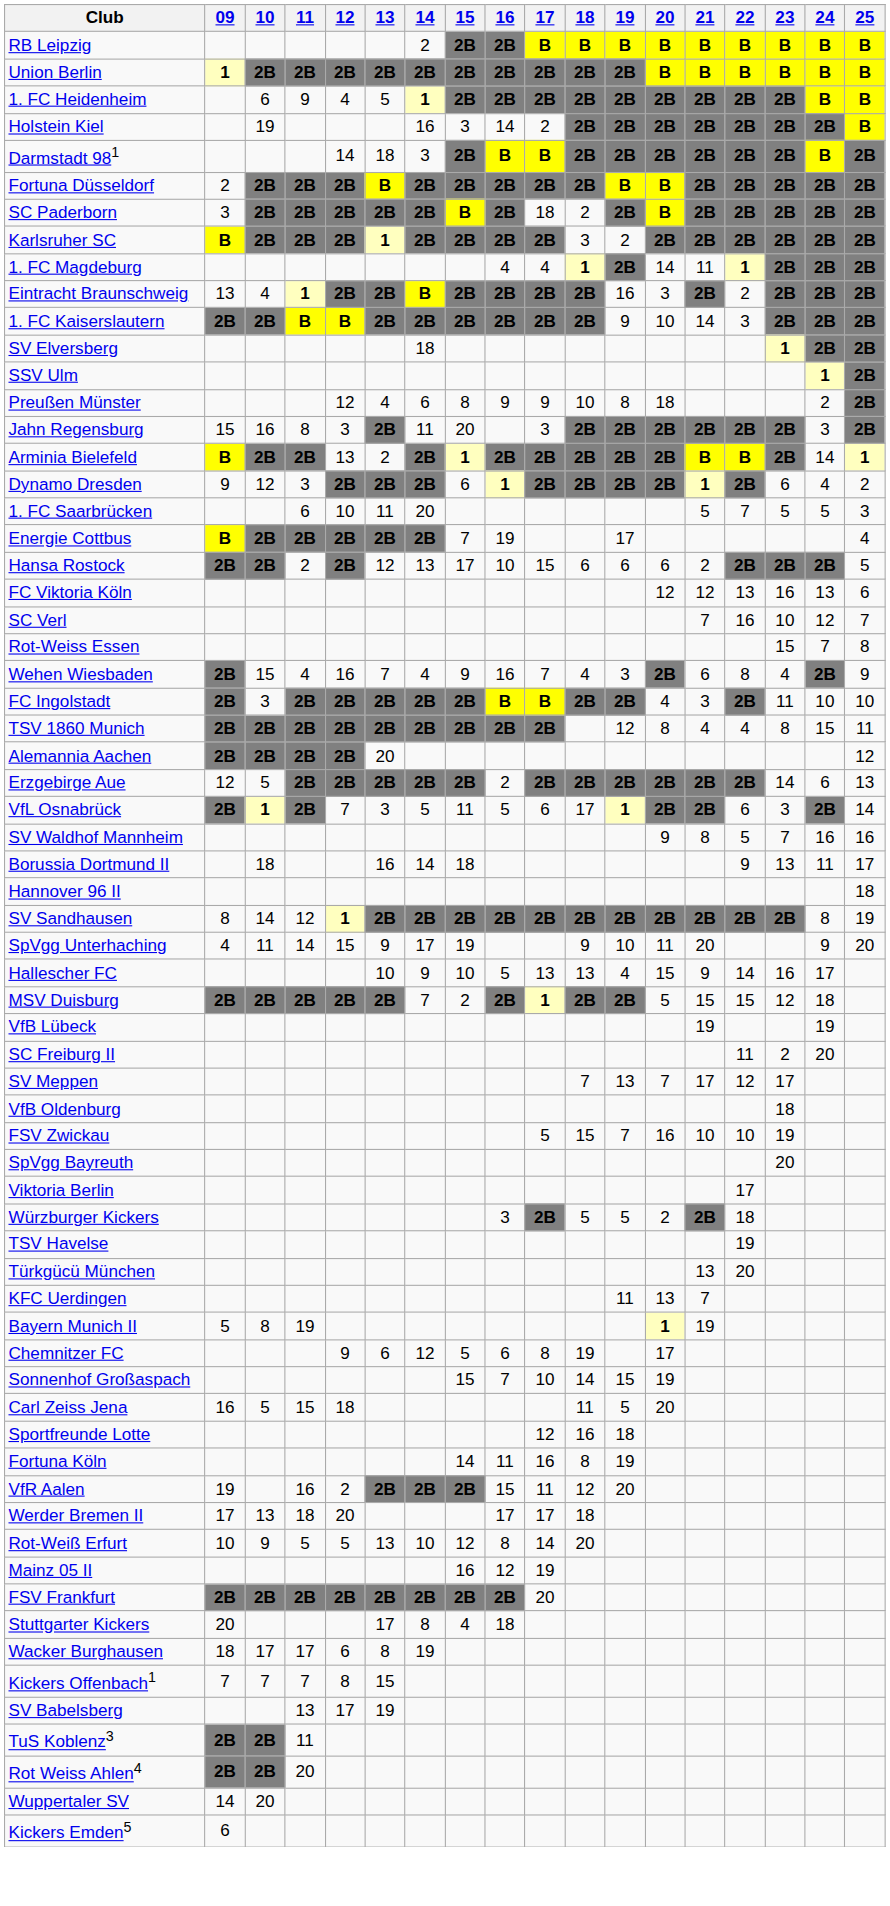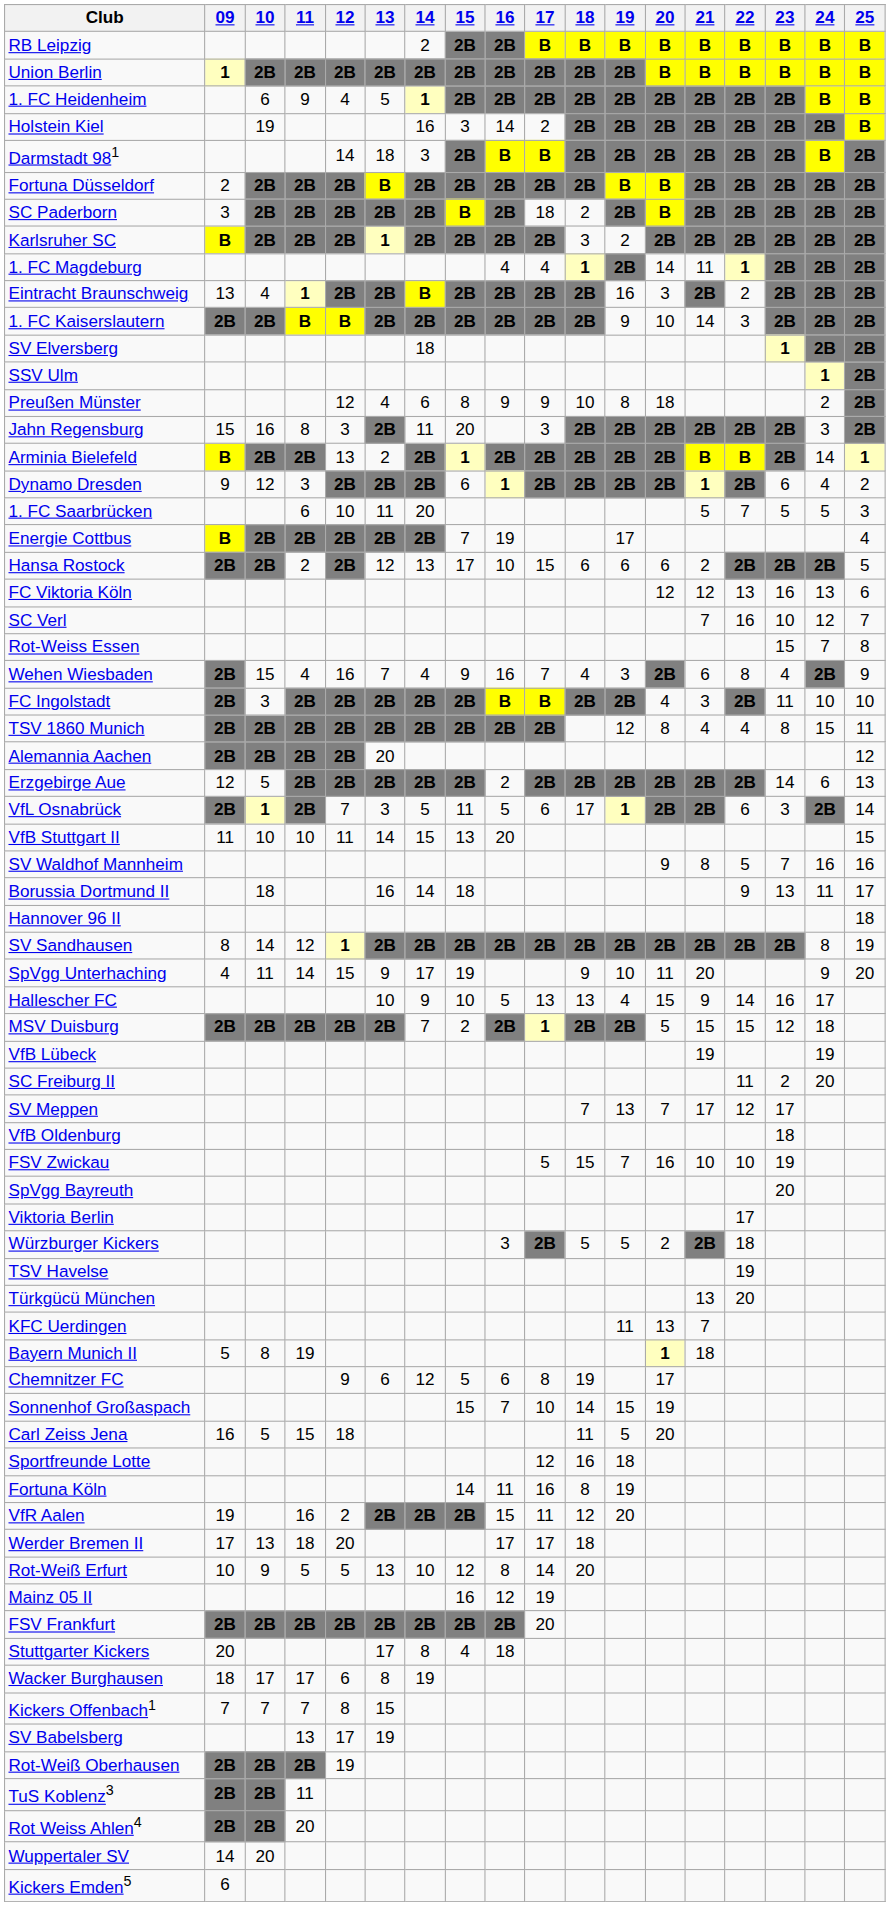+ row: (64, 837)
(705, 1325) 19 -> (705, 1353) 18
+ row: (94, 1765)
